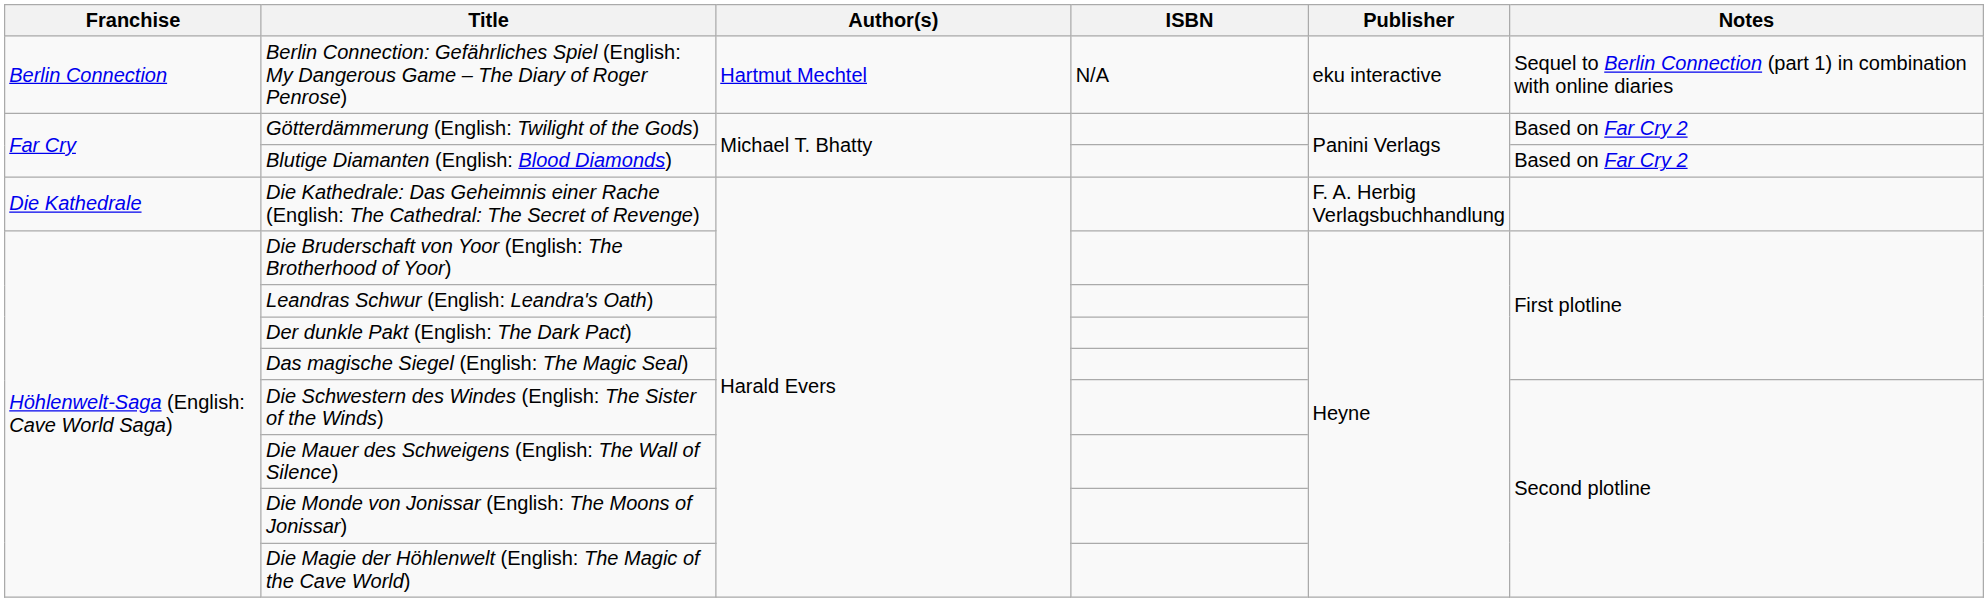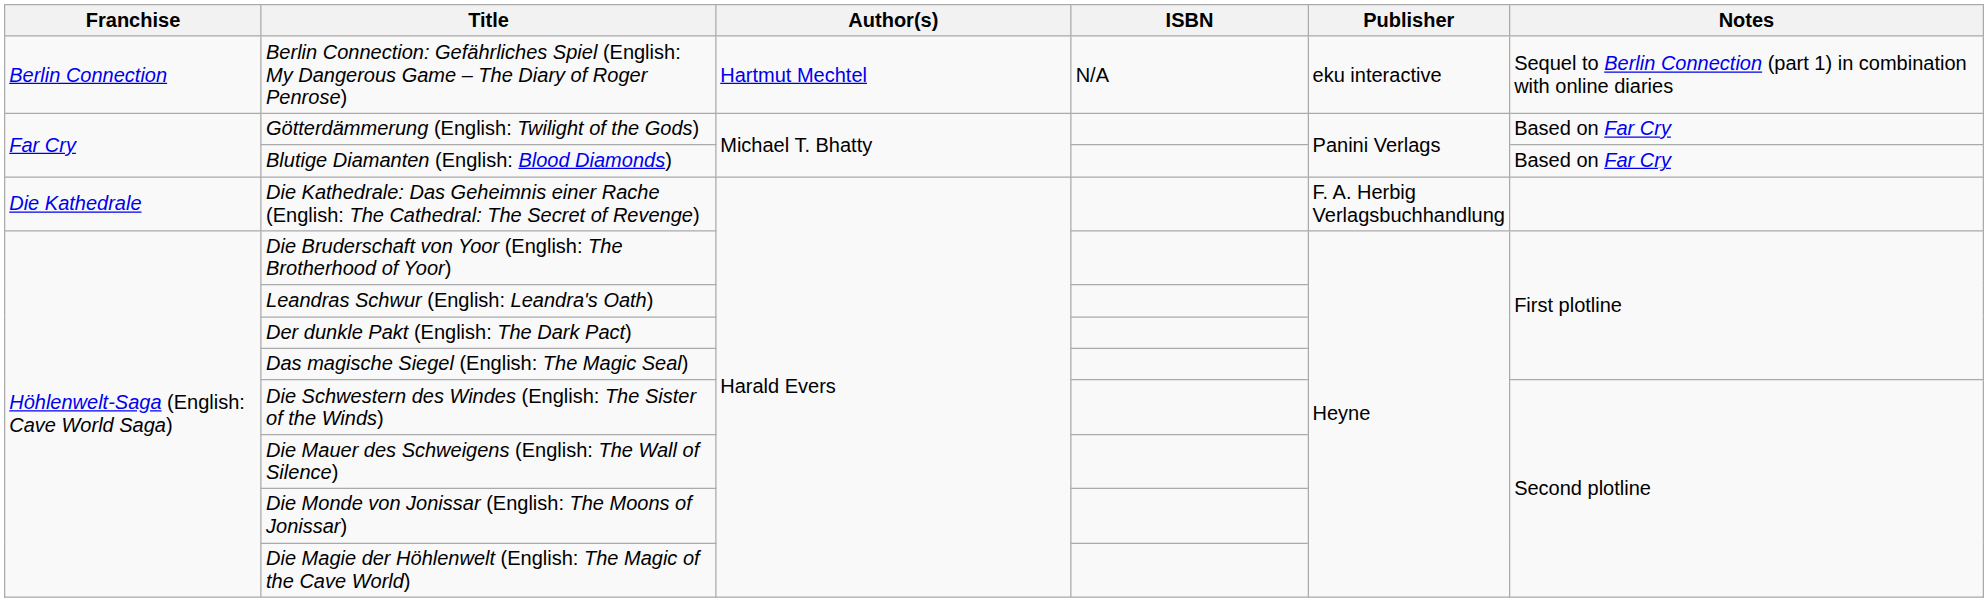(1601, 128) Based on Far Cry 2 -> (1593, 128) Based on Far Cry
(1601, 160) Based on Far Cry 2 -> (1593, 160) Based on Far Cry
